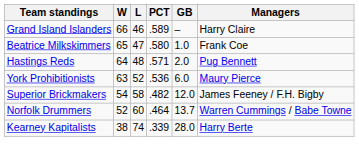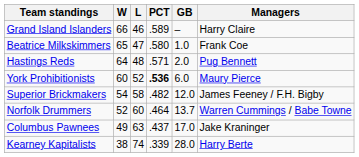(122, 78) 63 -> (122, 78) 60
(159, 78) normal -> (159, 78) bold
+ row: (53, 128)
